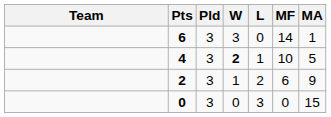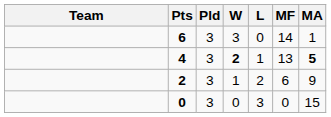(285, 59) 10 -> (285, 59) 13
(312, 59) normal -> (312, 59) bold
